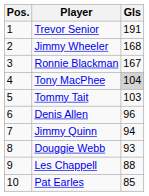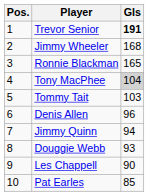(132, 30) normal -> (132, 30) bold
(132, 64) 167 -> (132, 64) 165
(129, 166) 88 -> (129, 166) 90
